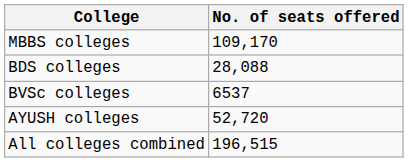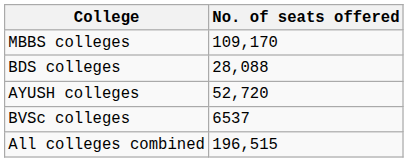rows swapped: (74, 119) <-> (69, 94)
